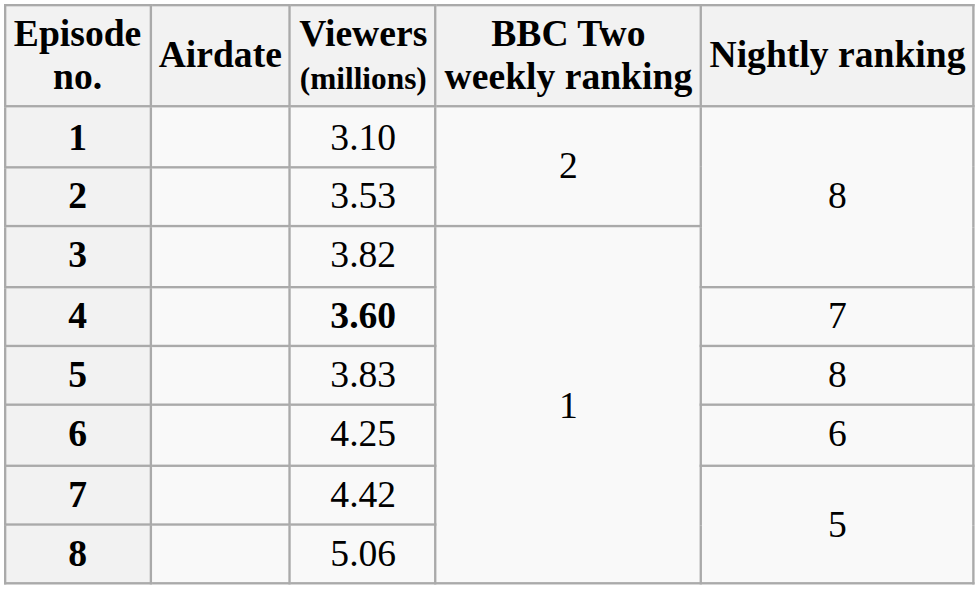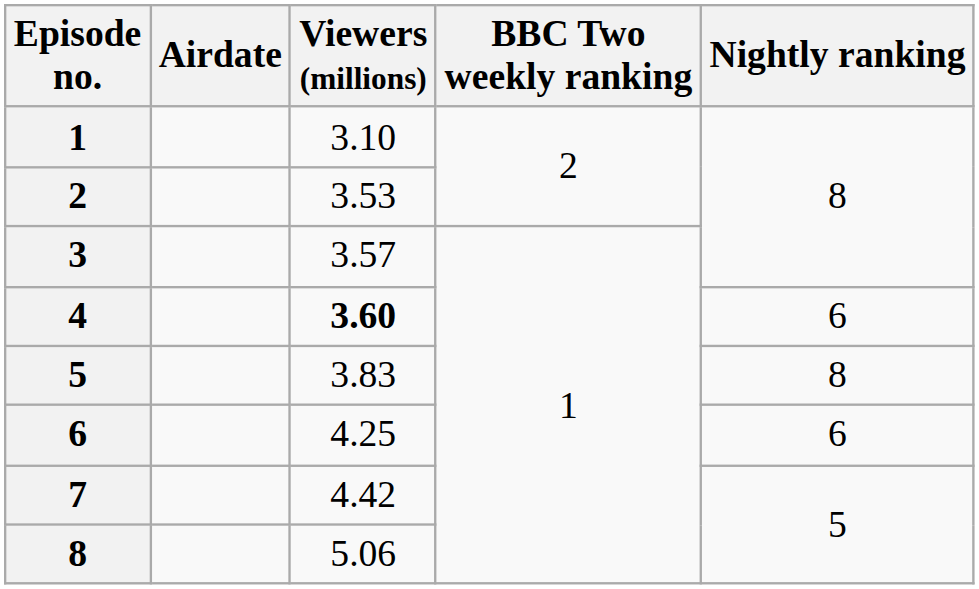(363, 255) 3.82 -> (363, 255) 3.57
(837, 315) 7 -> (837, 315) 6
